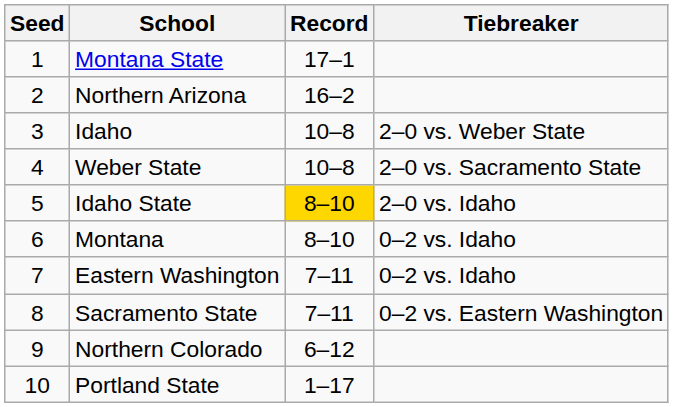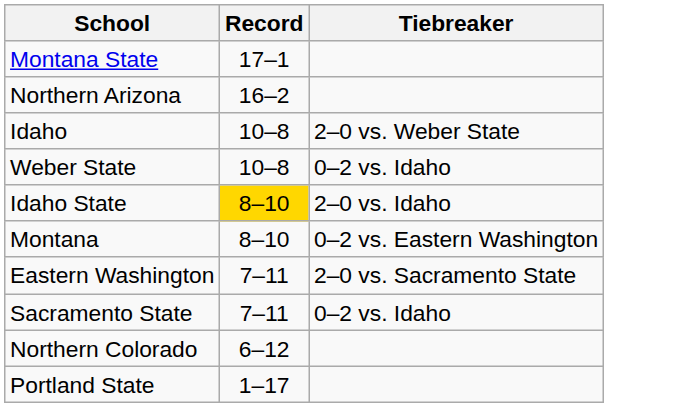- column: (37, 23)
(510, 167) 2–0 vs. Sacramento State -> (382, 167) 0–2 vs. Idaho
(447, 240) 0–2 vs. Idaho -> (456, 240) 0–2 vs. Eastern Washington
(447, 276) 0–2 vs. Idaho -> (445, 276) 2–0 vs. Sacramento State
(521, 312) 0–2 vs. Eastern Washington -> (382, 312) 0–2 vs. Idaho
